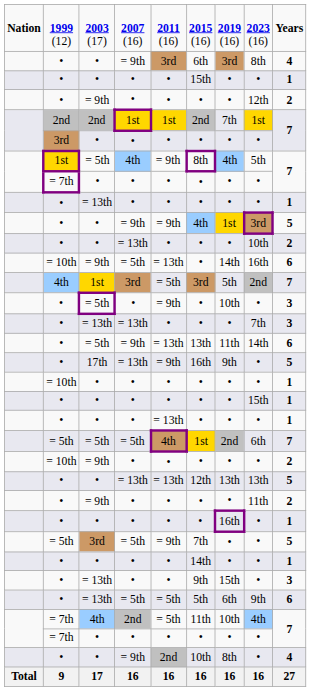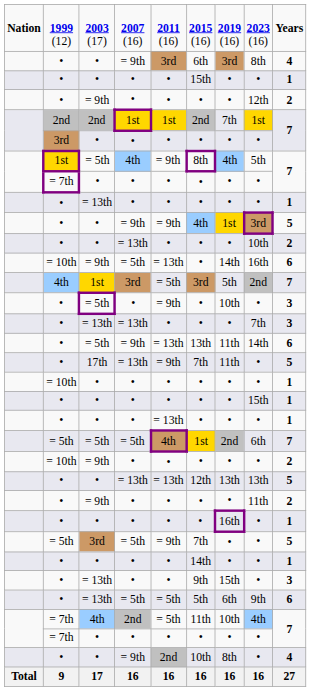(201, 362) 16th -> (201, 362) 7th
(229, 362) 9th -> (229, 362) 11th
